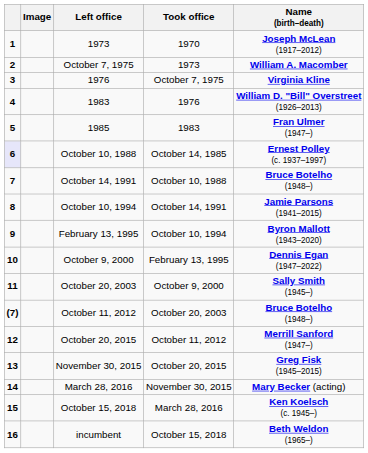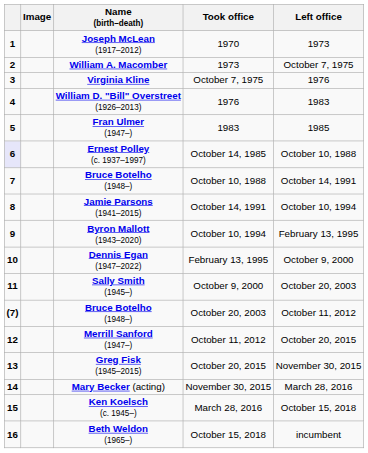columns swapped: (299, 17) <-> (99, 17)
